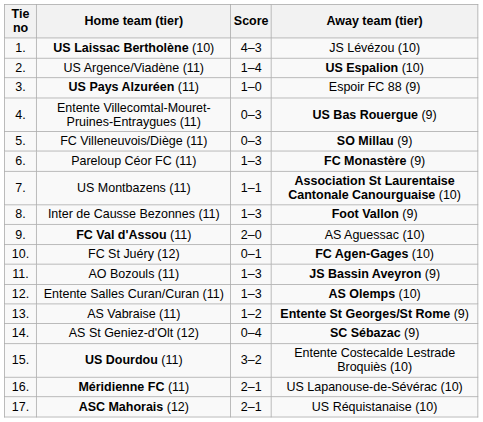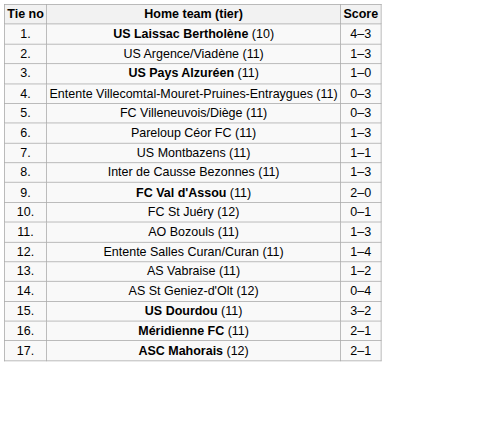- column: (375, 21)
(251, 68) 1–4 -> (361, 53) 1–3
(251, 294) 1–3 -> (361, 251) 1–4
